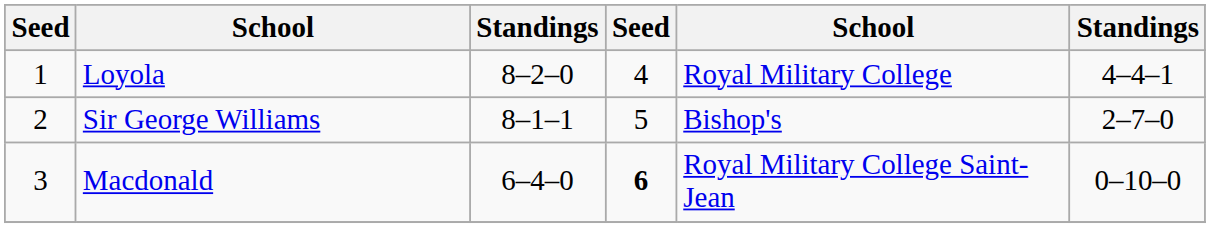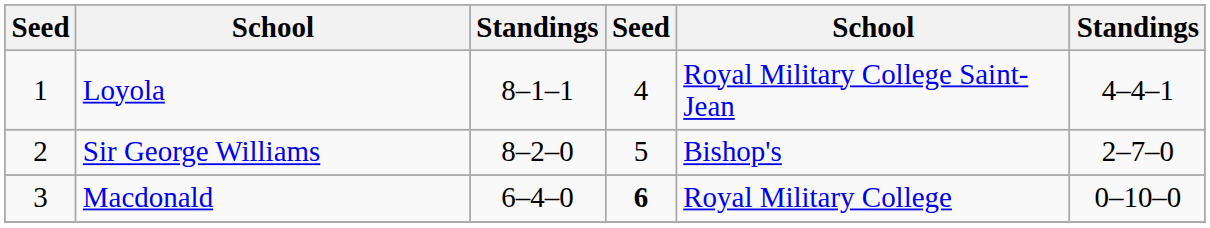(537, 73) 8–2–0 -> (537, 89) 8–1–1
(818, 73) Royal Military College -> (856, 89) Royal Military College Saint-Jean
(537, 119) 8–1–1 -> (537, 151) 8–2–0
(856, 181) Royal Military College Saint-Jean -> (818, 197) Royal Military College
